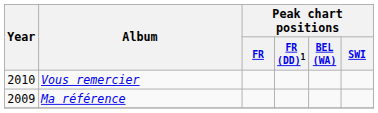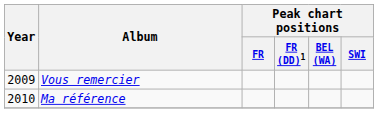(21, 80) 2010 -> (21, 80) 2009
(21, 99) 2009 -> (21, 99) 2010
